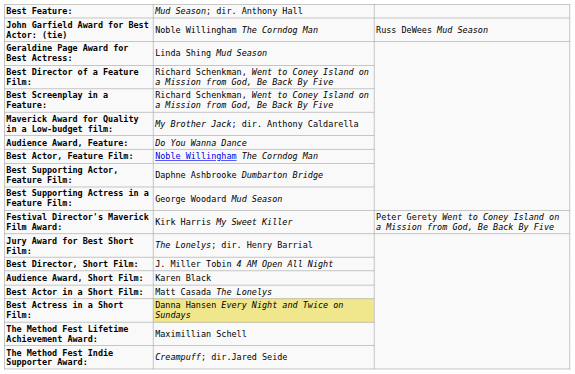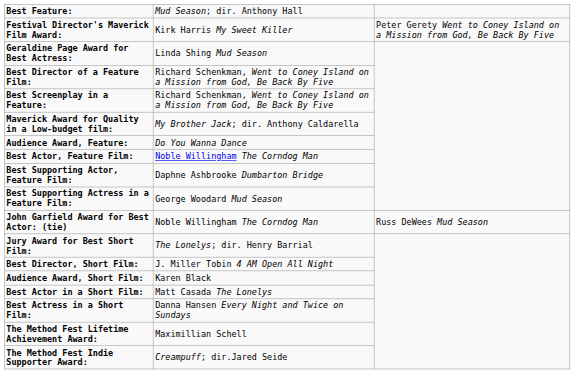rows swapped: (78, 30) <-> (78, 222)
(249, 310) khaki background -> (249, 310) no background
